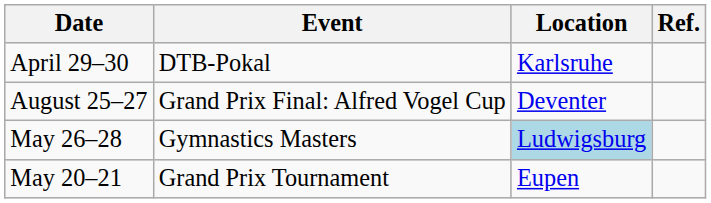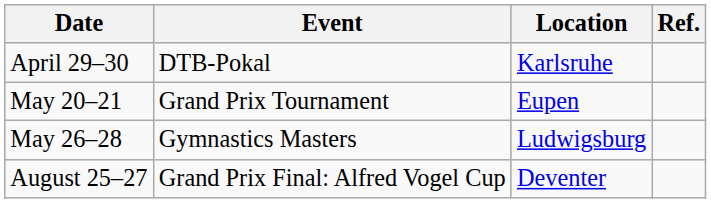rows swapped: (66, 178) <-> (79, 100)
(582, 139) lightblue background -> (582, 139) no background
